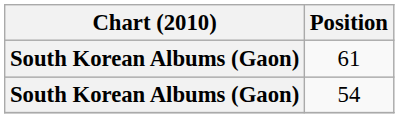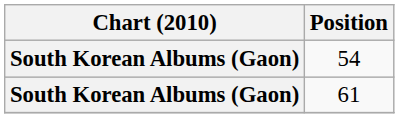rows swapped: (349, 58) <-> (349, 94)
